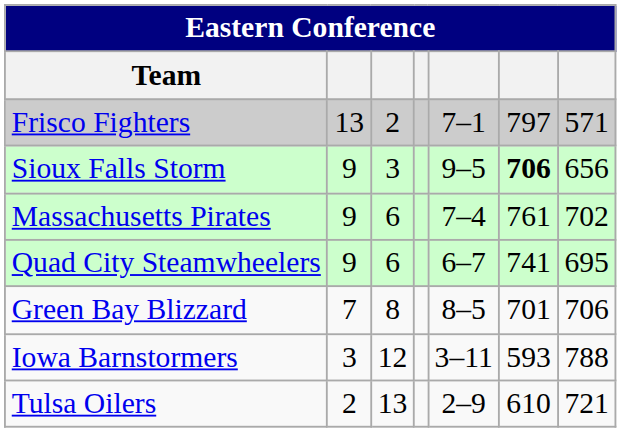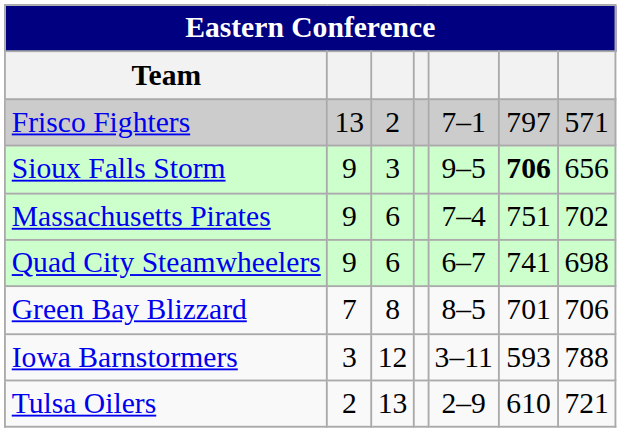(529, 215) 761 -> (529, 215) 751
(587, 262) 695 -> (587, 262) 698
